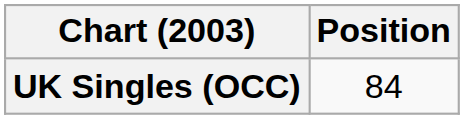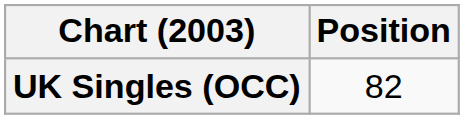(384, 85) 84 -> (384, 85) 82
